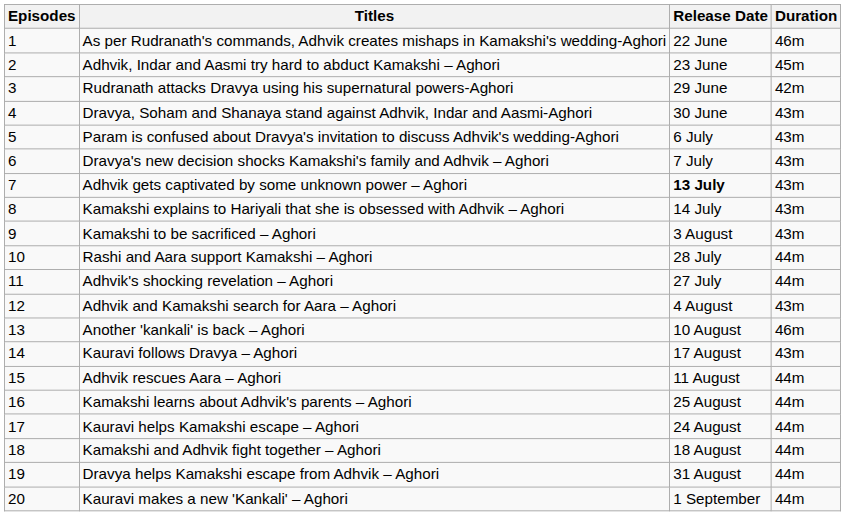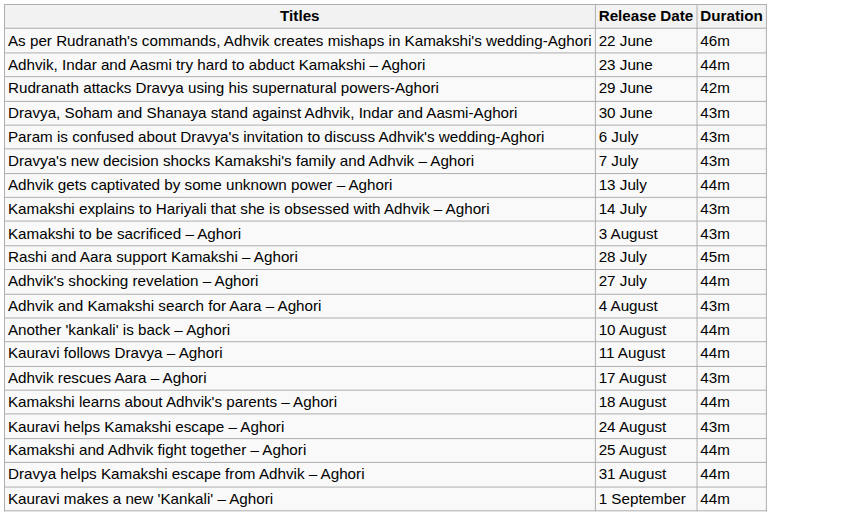- column: (42, 16)
(790, 64) 45m -> (715, 64) 44m
(699, 185) bold -> (623, 185) normal
(790, 185) 43m -> (715, 185) 44m
(790, 257) 44m -> (715, 257) 45m
(790, 329) 46m -> (715, 329) 44m
(707, 354) 17 August -> (632, 354) 11 August
(790, 354) 43m -> (715, 354) 44m
(707, 378) 11 August -> (632, 378) 17 August
(790, 378) 44m -> (715, 378) 43m
(707, 402) 25 August -> (632, 402) 18 August
(790, 426) 44m -> (715, 426) 43m
(707, 450) 18 August -> (632, 450) 25 August
